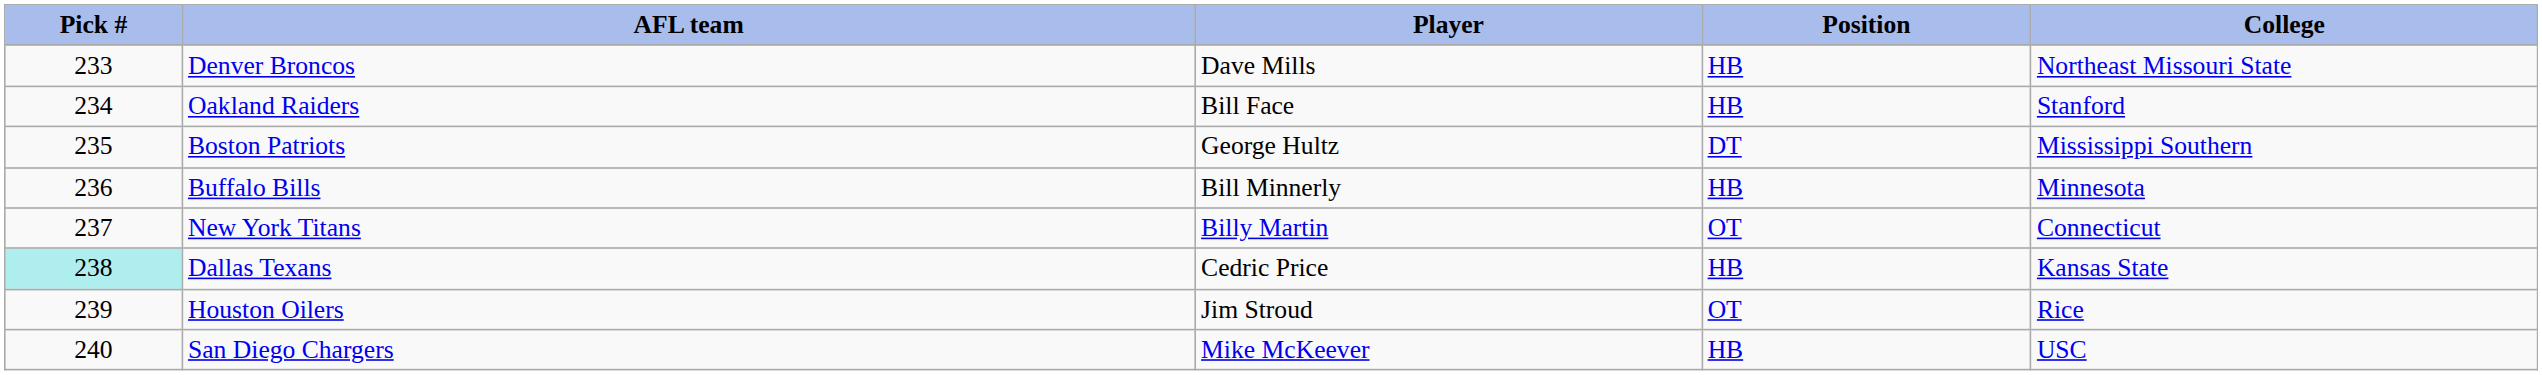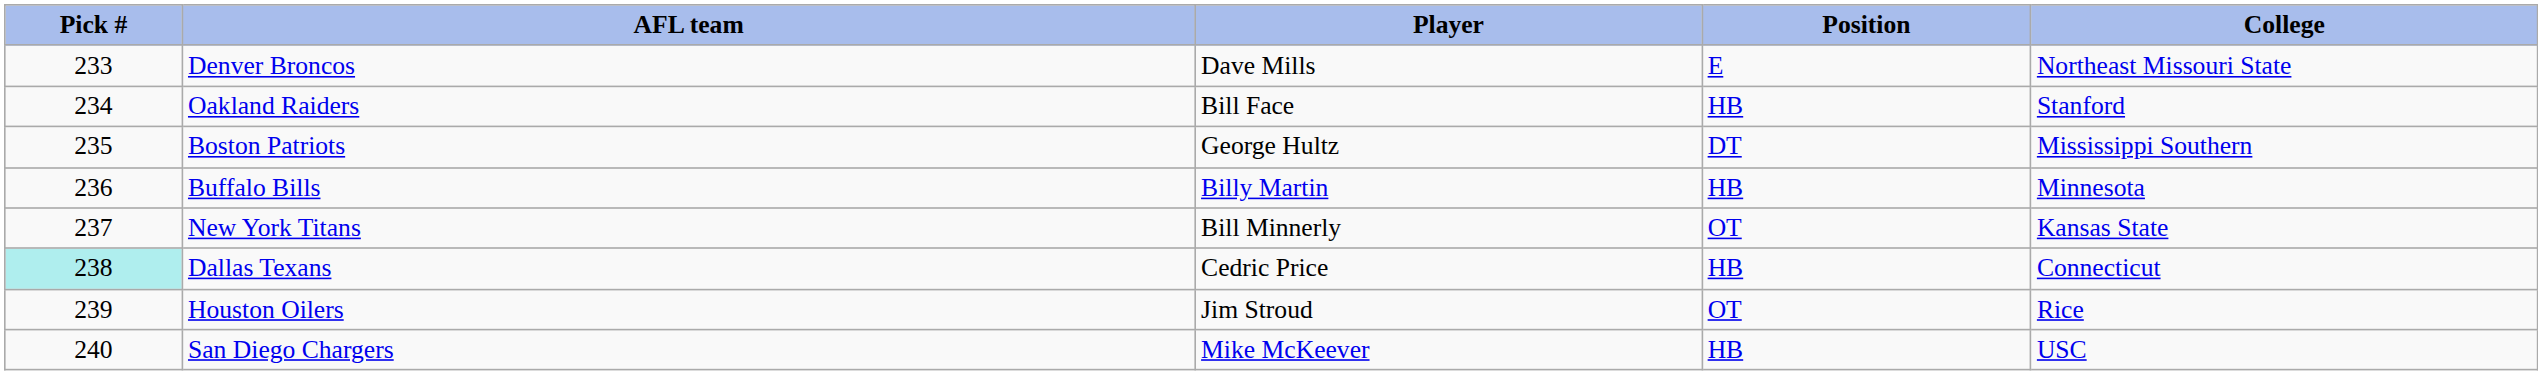(1725, 65) HB -> (1715, 65) E
(1271, 187) Bill Minnerly -> (1265, 187) Billy Martin
(1265, 227) Billy Martin -> (1271, 227) Bill Minnerly
(2099, 227) Connecticut -> (2103, 227) Kansas State
(2103, 268) Kansas State -> (2099, 268) Connecticut
